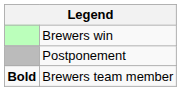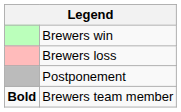+ row: (79, 56)
